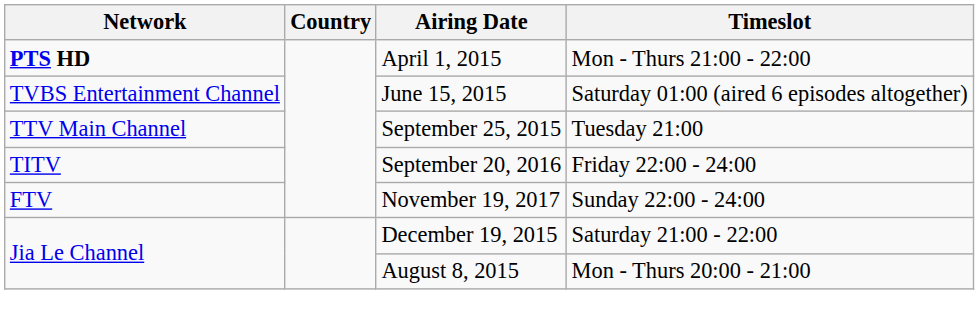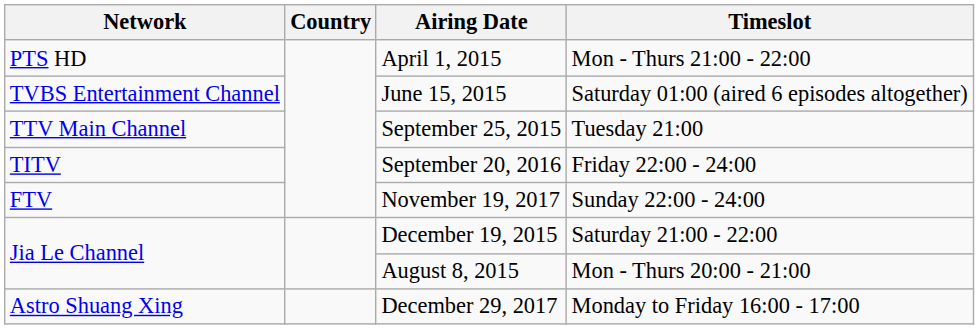(50, 57) bold -> (48, 57) normal
+ row: (469, 306)
